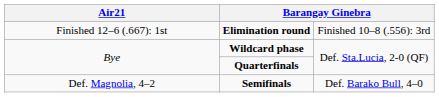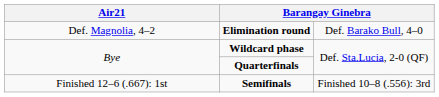(112, 30) Finished 12–6 (.667): 1st -> (112, 30) Def. Magnolia, 4–2
(374, 30) Finished 10–8 (.556): 3rd -> (374, 30) Def. Barako Bull, 4–0
(112, 83) Def. Magnolia, 4–2 -> (112, 83) Finished 12–6 (.667): 1st
(374, 83) Def. Barako Bull, 4–0 -> (374, 83) Finished 10–8 (.556): 3rd
